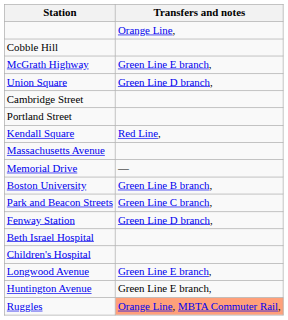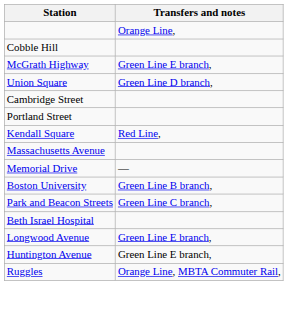- row: (41, 220)
- row: (49, 254)
(199, 306) lightsalmon background -> (199, 271) no background
